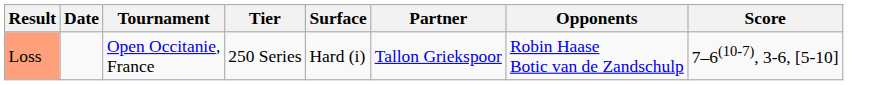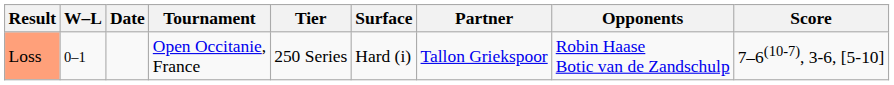+ column: (83, 18)
